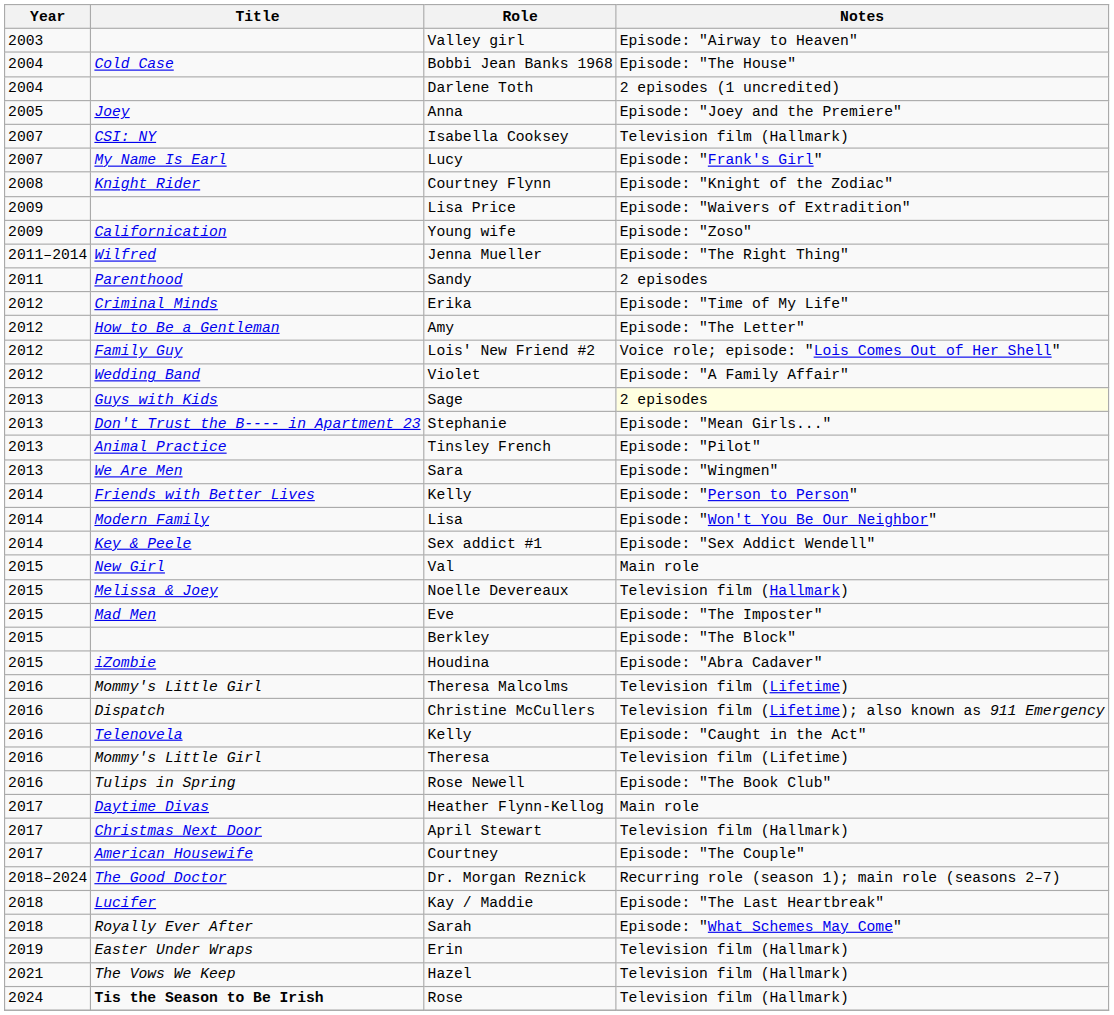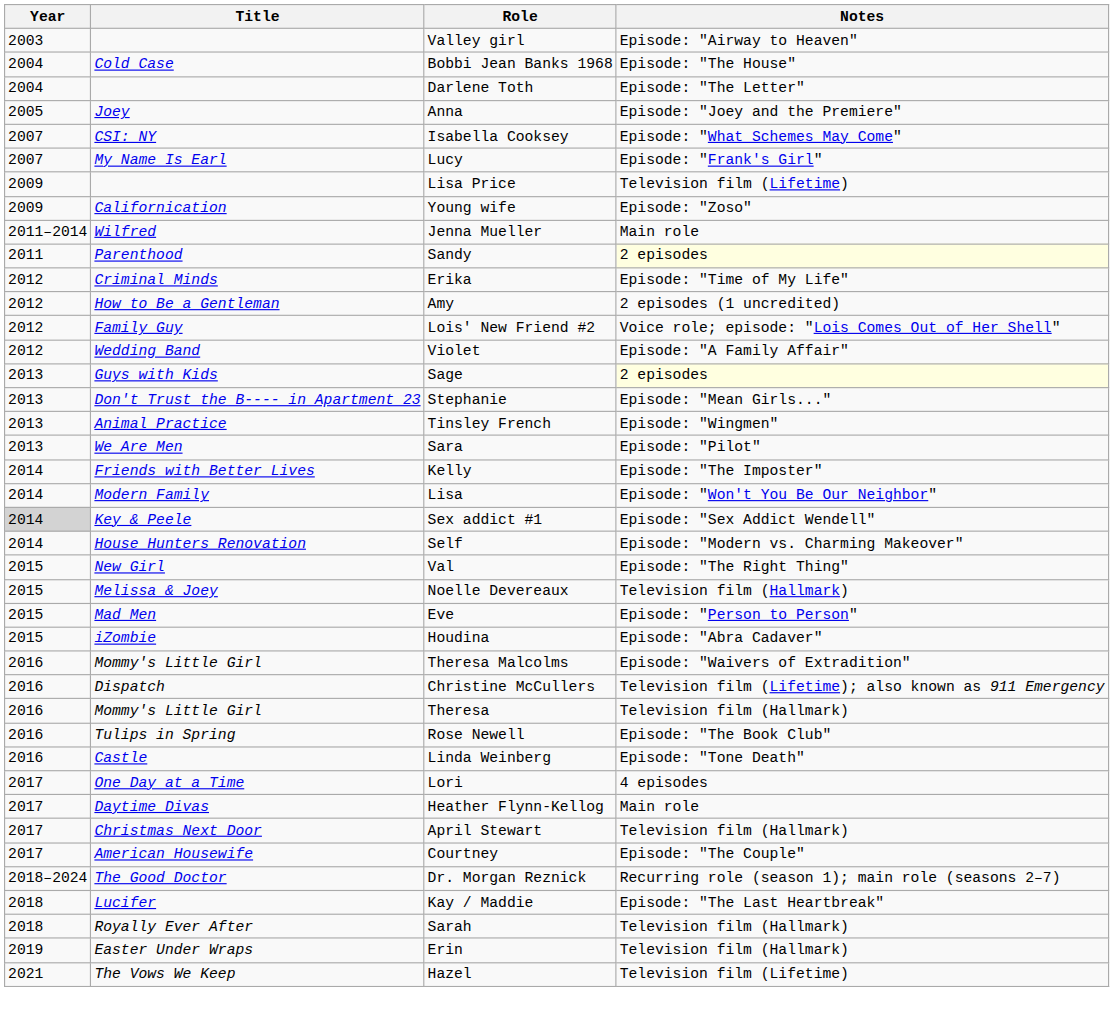(730, 88) 2 episodes (1 uncredited) -> (712, 88) Episode: "The Letter"
(734, 136) Television film (Hallmark) -> (761, 136) Episode: "What Schemes May Come"
- row: (147, 184)
(765, 208) Episode: "Waivers of Extradition" -> (734, 184) Television film (Lifetime)
(734, 256) Episode: "The Right Thing" -> (659, 232) Main role
(664, 280) no background -> (664, 256) lightyellow background
(712, 328) Episode: "The Letter" -> (730, 304) 2 episodes (1 uncredited)
(690, 447) Episode: "Pilot" -> (699, 424) Episode: "Wingmen"
(699, 471) Episode: "Wingmen" -> (690, 447) Episode: "Pilot"
(739, 495) Episode: "Person to Person" -> (721, 471) Episode: "The Imposter"
(26, 543) no background -> (26, 519) lightgrey background
+ row: (200, 543)
(659, 567) Main role -> (734, 567) Episode: "The Right Thing"
(721, 615) Episode: "The Imposter" -> (739, 615) Episode: "Person to Person"
- row: (257, 639)
(734, 687) Television film (Lifetime) -> (765, 663) Episode: "Waivers of Extradition"
- row: (138, 735)
(734, 759) Television film (Lifetime) -> (734, 711) Television film (Hallmark)
+ row: (121, 759)
+ row: (169, 783)
(761, 926) Episode: "What Schemes May Come" -> (734, 926) Television film (Hallmark)
(734, 974) Television film (Hallmark) -> (734, 974) Television film (Lifetime)
- row: (209, 998)
